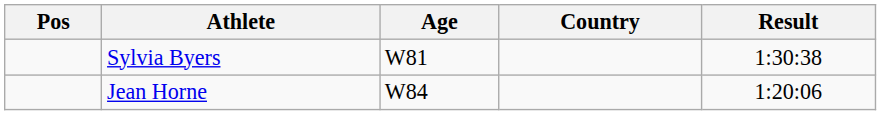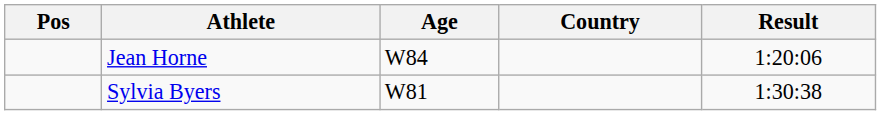rows swapped: (157, 92) <-> (164, 57)
